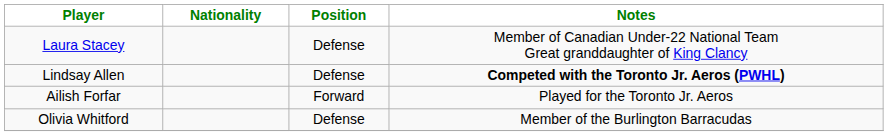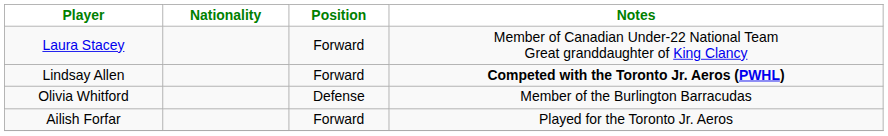(339, 45) Defense -> (339, 45) Forward
(339, 75) Defense -> (339, 75) Forward
rows swapped: (83, 119) <-> (83, 97)
